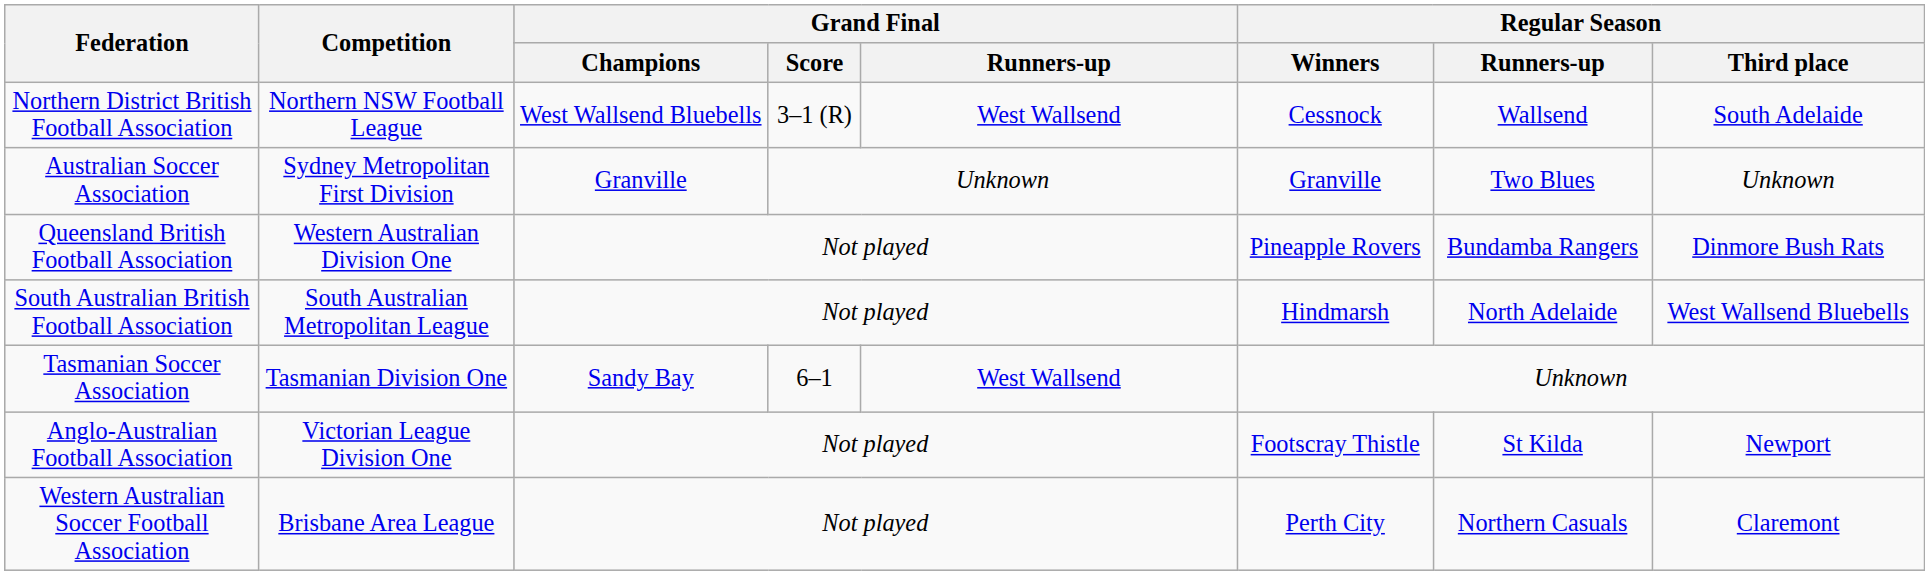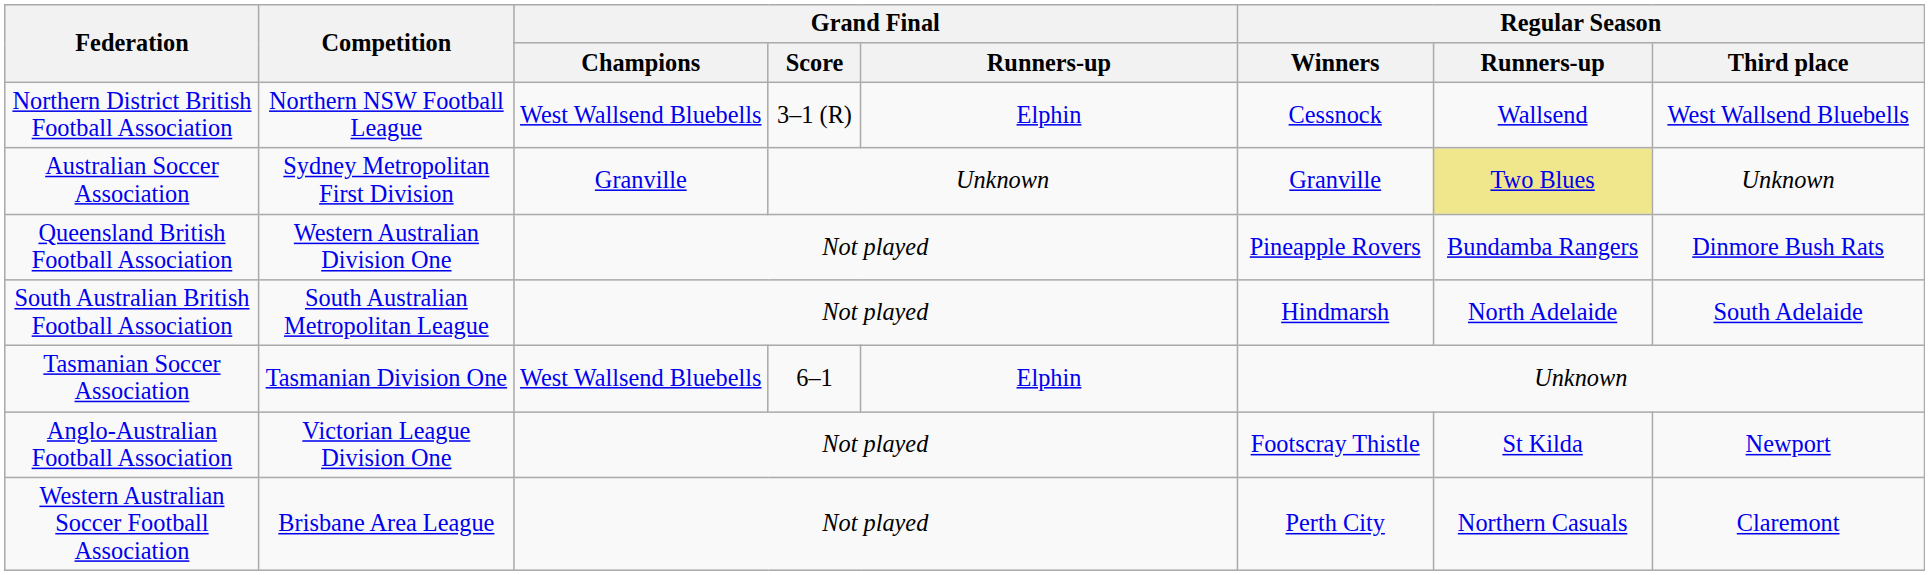(1049, 114) West Wallsend -> (1049, 114) Elphin
(1788, 114) South Adelaide -> (1788, 114) West Wallsend Bluebells
(1543, 180) no background -> (1543, 180) khaki background
(1788, 312) West Wallsend Bluebells -> (1788, 312) South Adelaide
(641, 378) Sandy Bay -> (641, 378) West Wallsend Bluebells
(1049, 378) West Wallsend -> (1049, 378) Elphin
